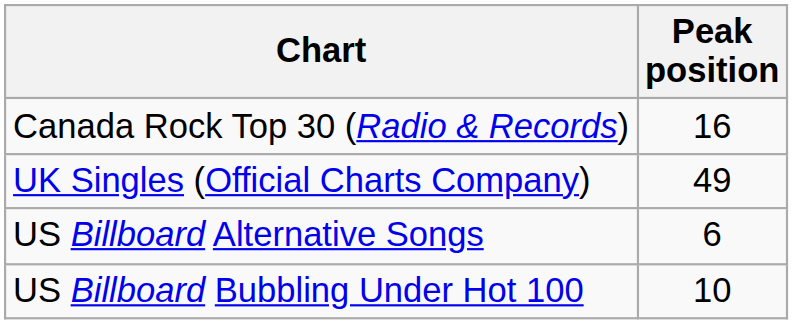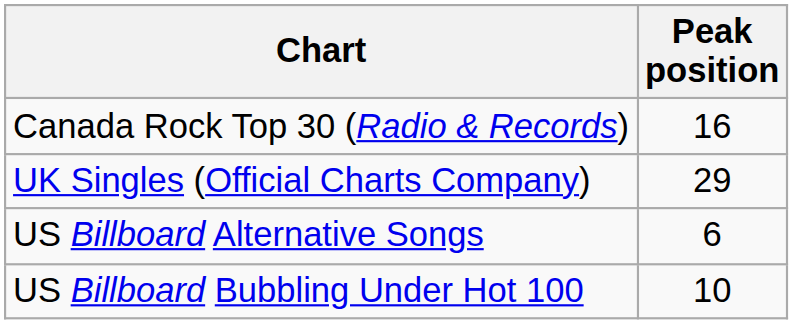(712, 180) 49 -> (712, 180) 29
